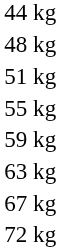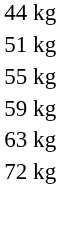- row: (30, 44)
- row: (30, 203)
